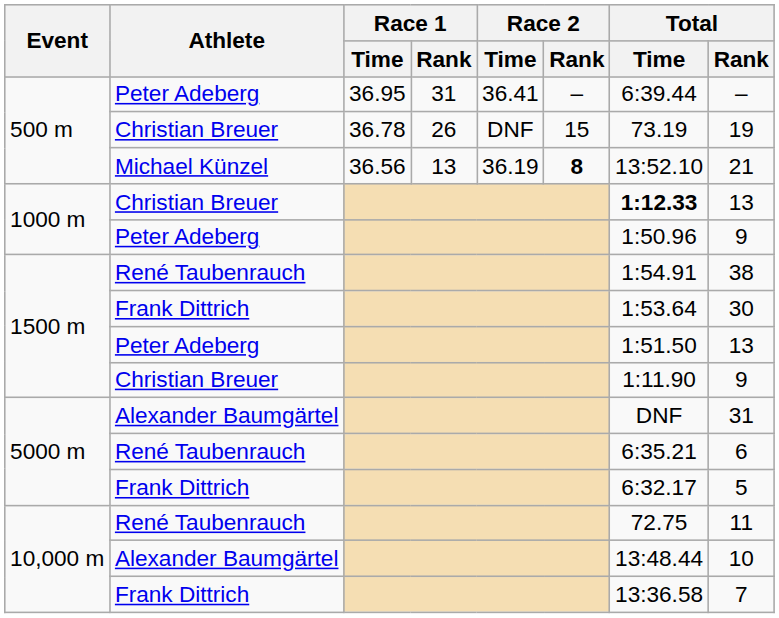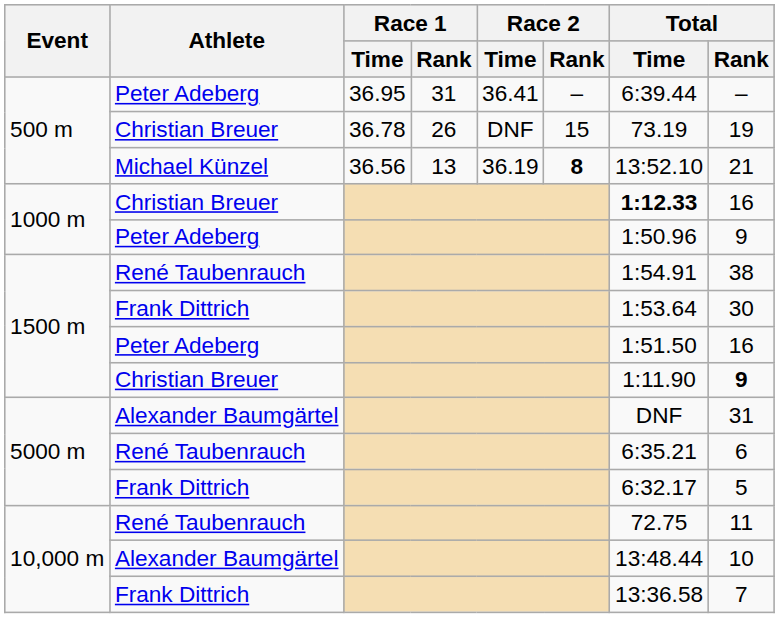(741, 202) 13 -> (741, 202) 16
(741, 344) 13 -> (741, 344) 16
(741, 380) normal -> (741, 380) bold
